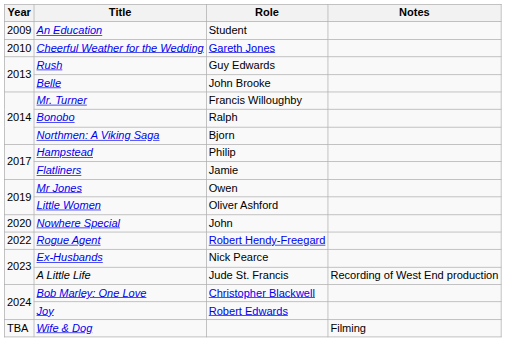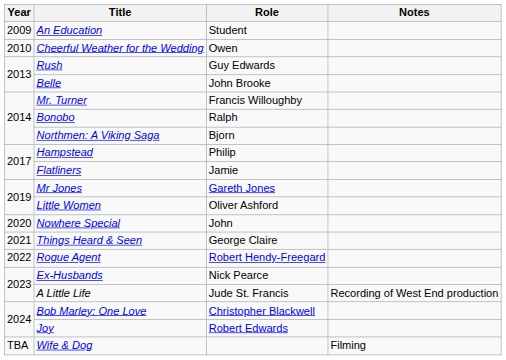(242, 48) Gareth Jones -> (223, 48) Owen
(223, 188) Owen -> (242, 188) Gareth Jones
+ row: (89, 240)
